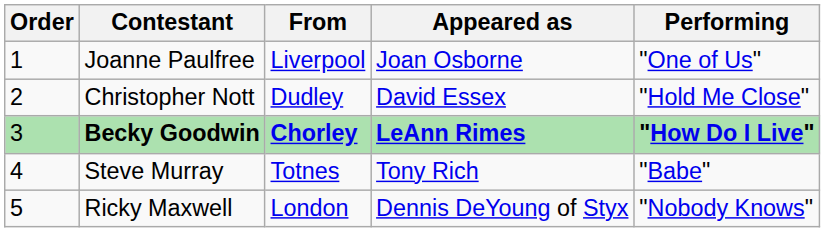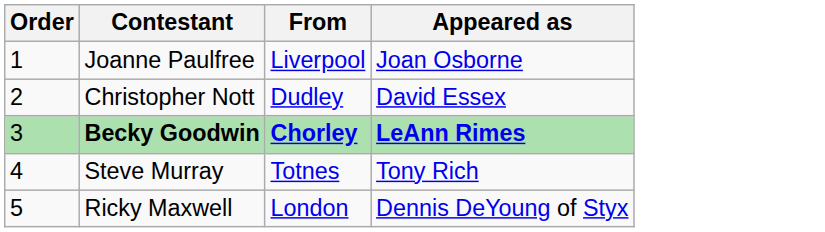- column: (727, 23)
